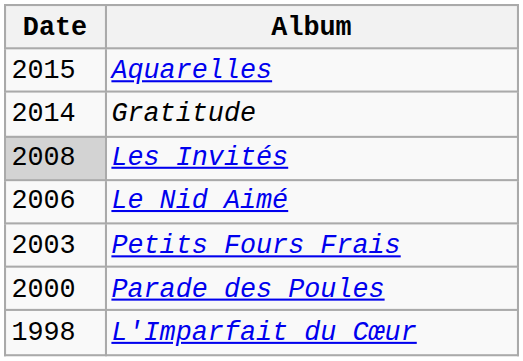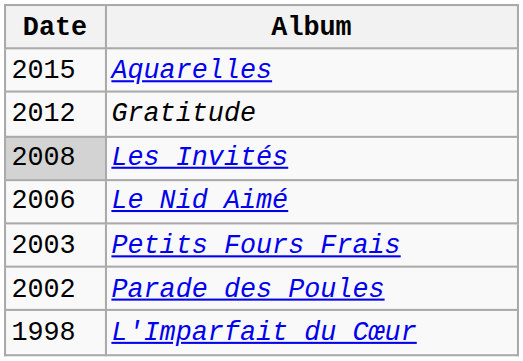(44, 114) 2014 -> (44, 114) 2012
(44, 289) 2000 -> (44, 289) 2002
